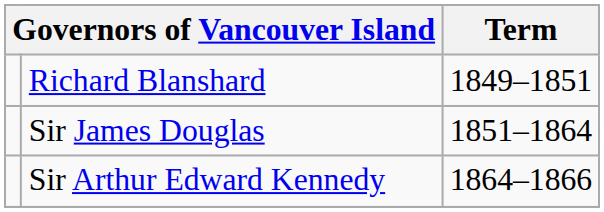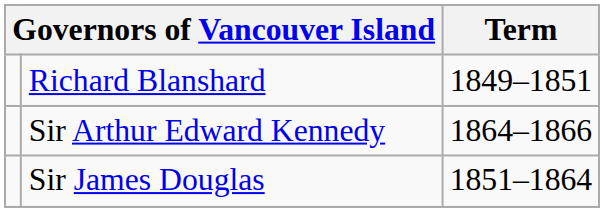rows swapped: (147, 130) <-> (207, 180)
